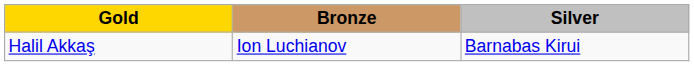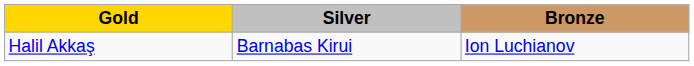columns swapped: (575, 18) <-> (347, 18)
